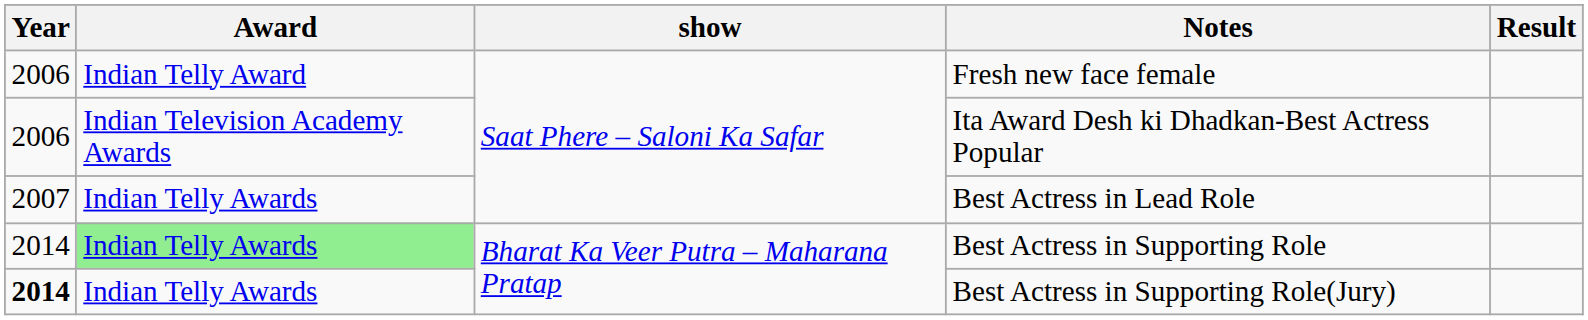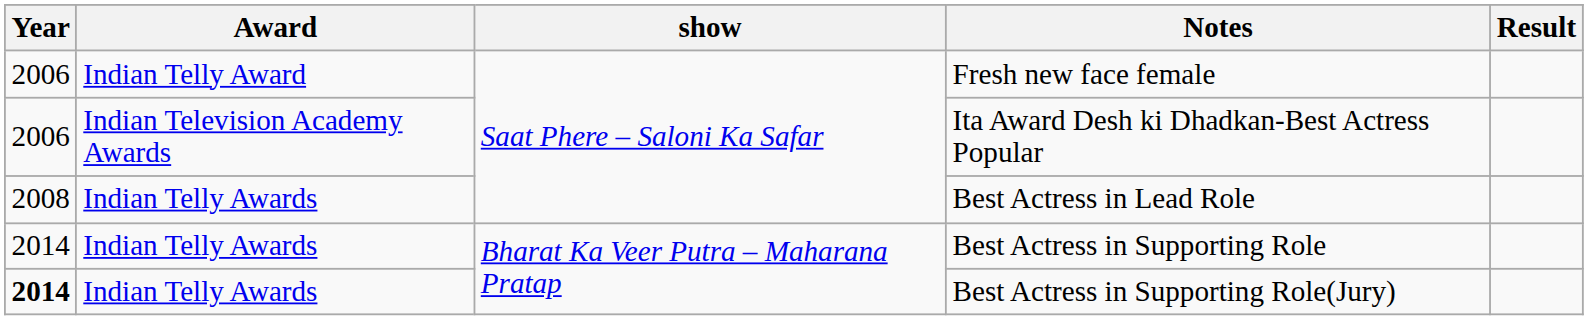(41, 198) 2007 -> (41, 198) 2008
(200, 245) lightgreen background -> (200, 245) no background
